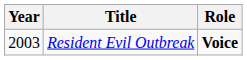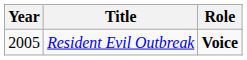(24, 42) 2003 -> (24, 42) 2005
